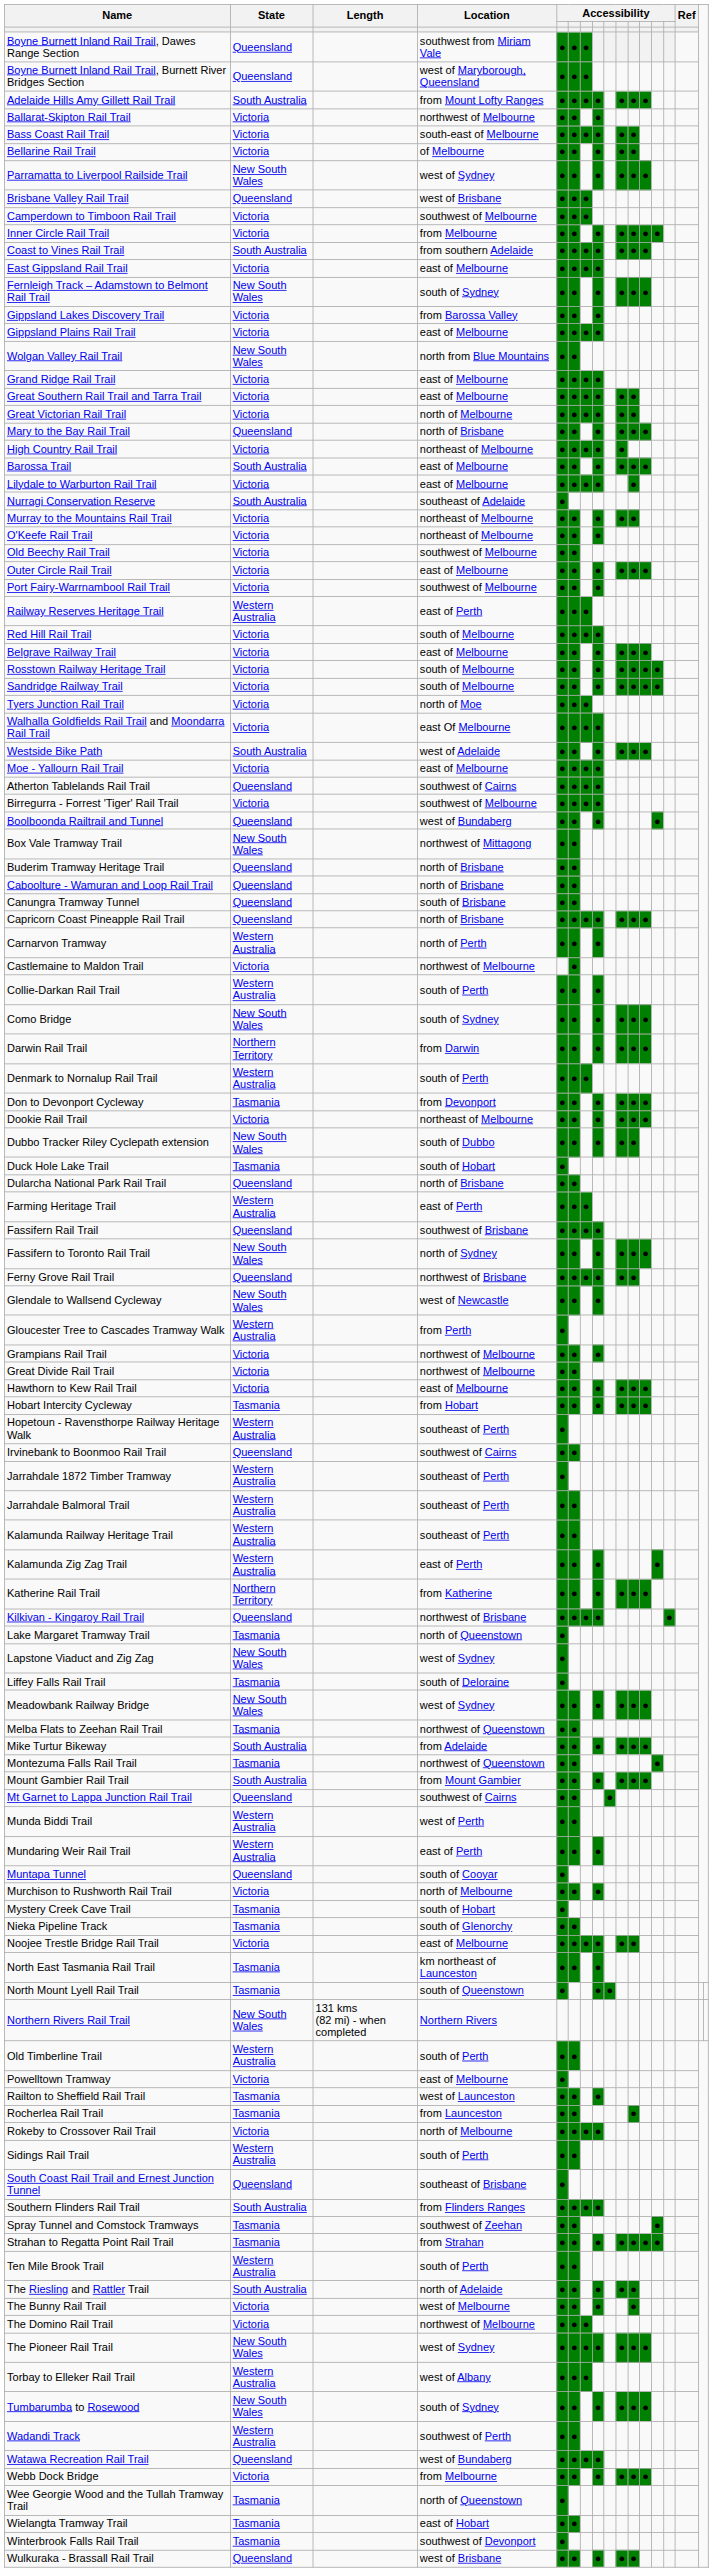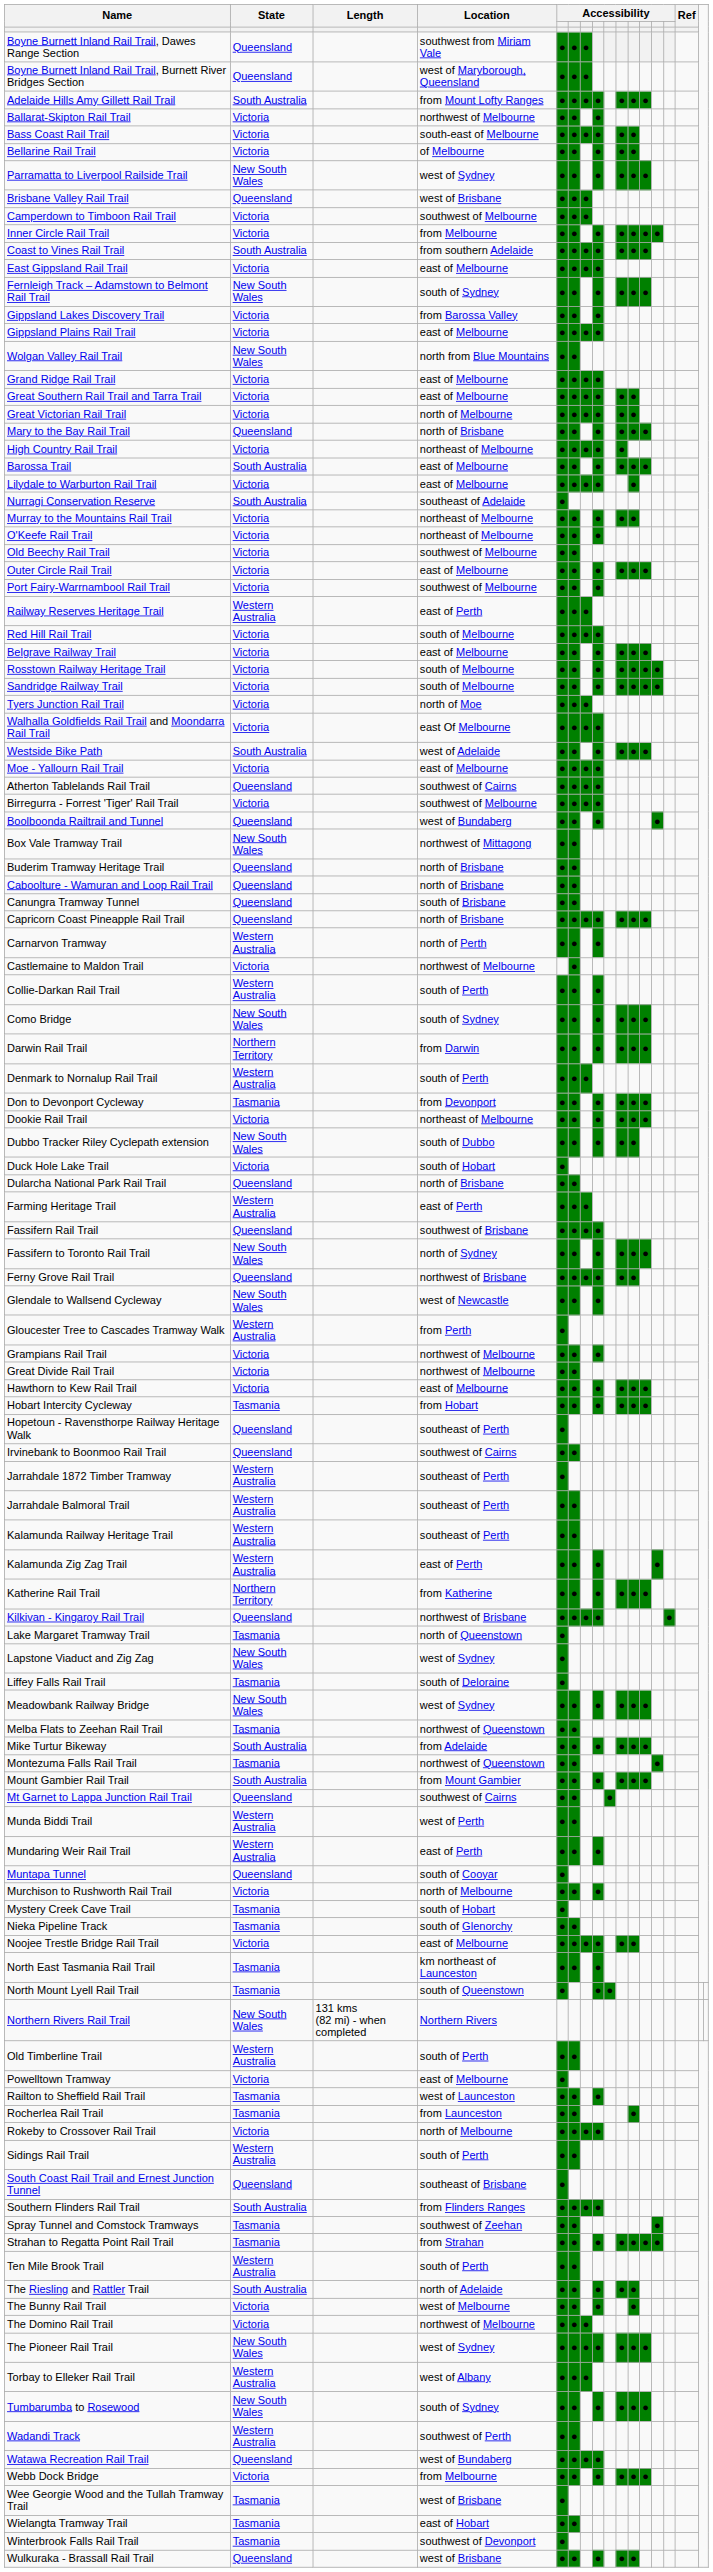(256, 1166) Tasmania -> (251, 1166) Victoria
(254, 1429) Western Australia -> (262, 1429) Queensland
(471, 2500) north of Queenstown -> (461, 2500) west of Brisbane
